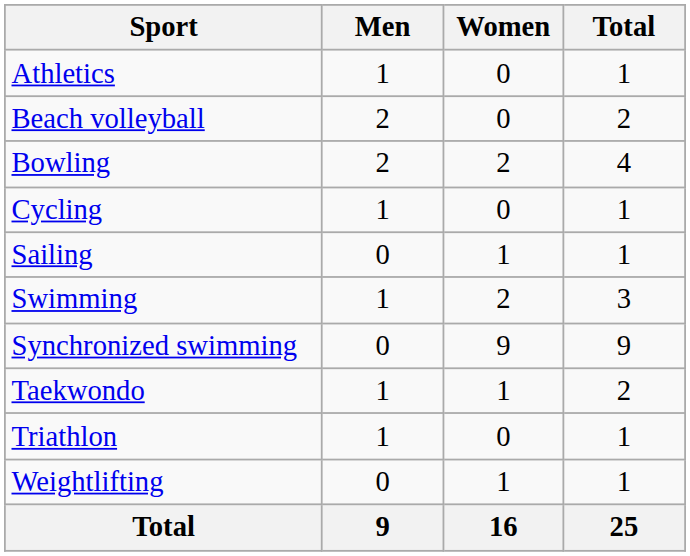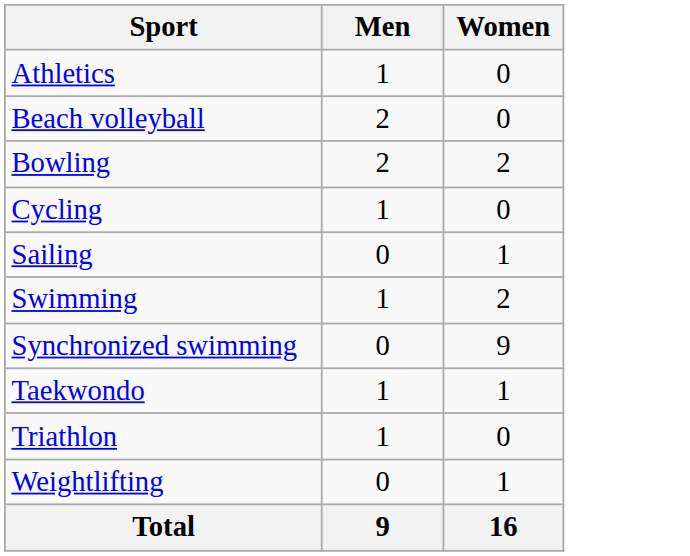- column: (624, 27)
